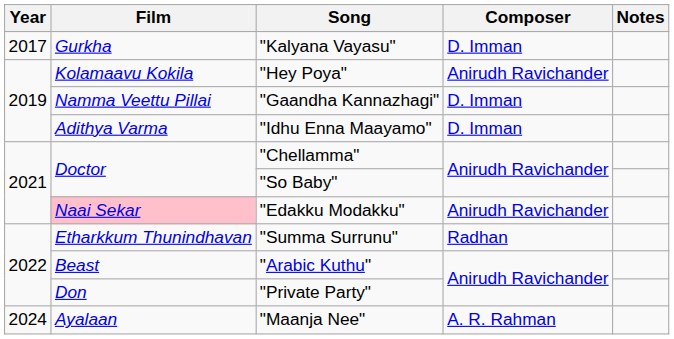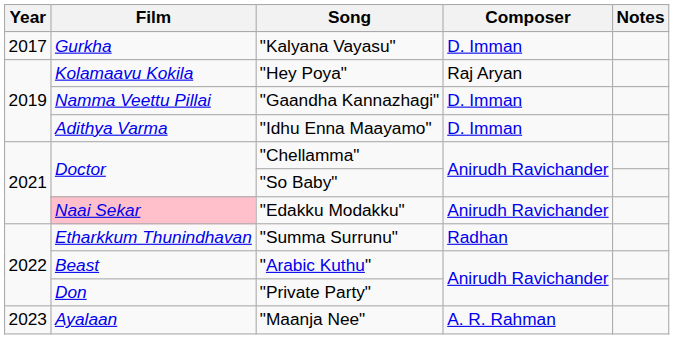(528, 73) Anirudh Ravichander -> (485, 73) Raj Aryan
(28, 319) 2024 -> (28, 319) 2023
